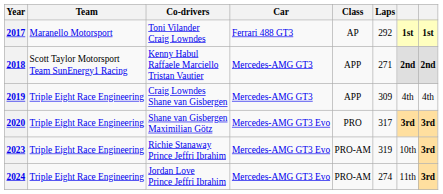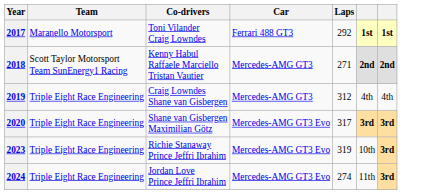- column: (353, 12)
(385, 97) 309 -> (344, 97) 312
